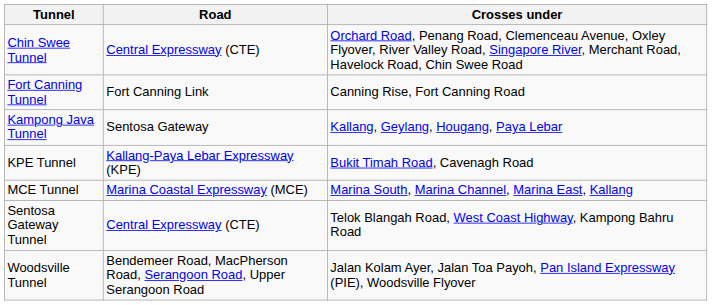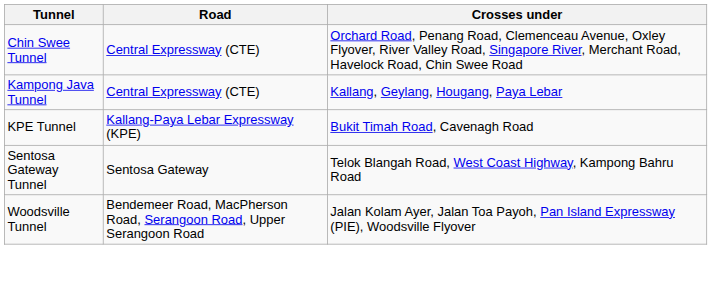- row: (45, 92)
(157, 127) Sentosa Gateway -> (183, 92) Central Expressway (CTE)
- row: (43, 190)
(183, 225) Central Expressway (CTE) -> (157, 169) Sentosa Gateway
